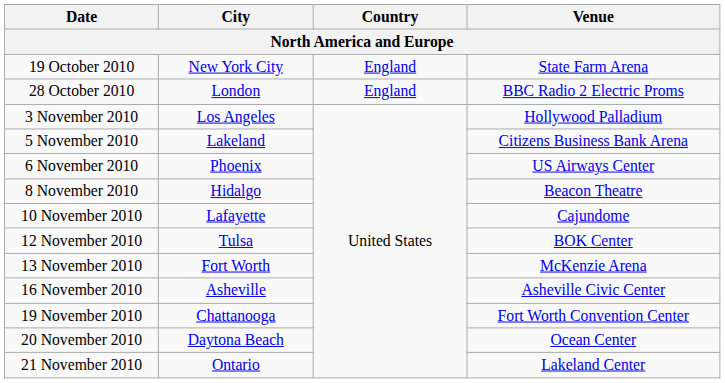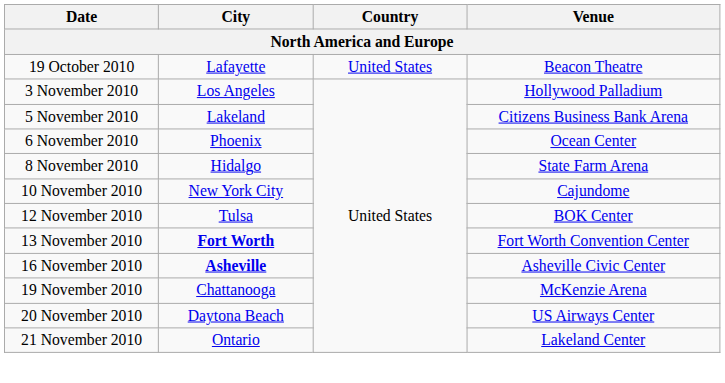(236, 66) New York City -> (236, 66) Lafayette
(390, 66) England -> (390, 66) United States
(593, 66) State Farm Arena -> (593, 66) Beacon Theatre
- row: (82, 91)
(593, 166) US Airways Center -> (593, 141) Ocean Center
(593, 191) Beacon Theatre -> (593, 166) State Farm Arena
(236, 215) Lafayette -> (236, 191) New York City
(236, 265) normal -> (236, 240) bold
(593, 265) McKenzie Arena -> (593, 240) Fort Worth Convention Center
(236, 290) normal -> (236, 265) bold
(593, 315) Fort Worth Convention Center -> (593, 290) McKenzie Arena
(593, 340) Ocean Center -> (593, 315) US Airways Center
